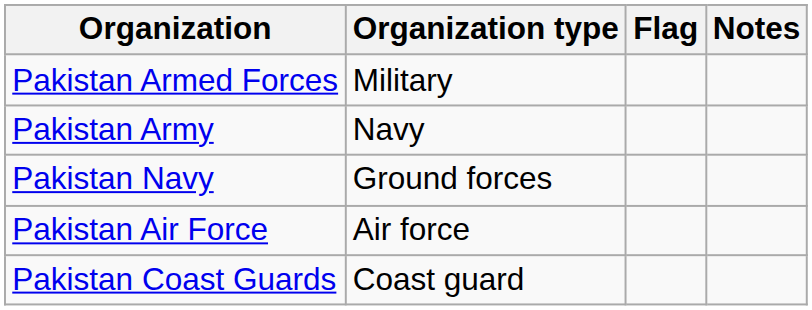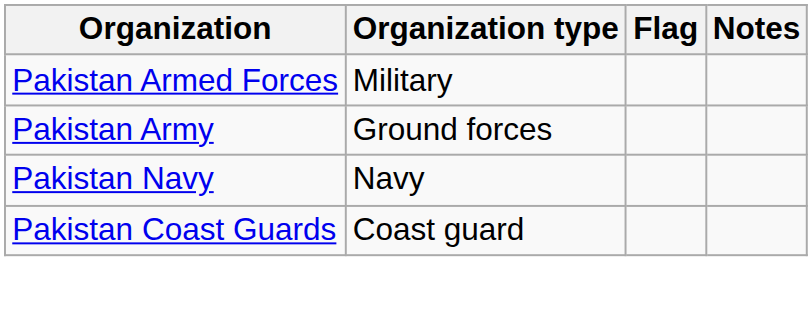(389, 129) Navy -> (452, 129) Ground forces
(452, 179) Ground forces -> (389, 179) Navy
- row: (140, 229)
